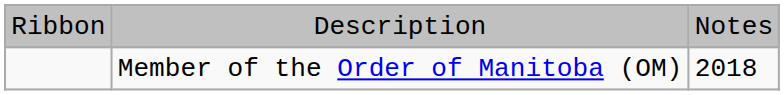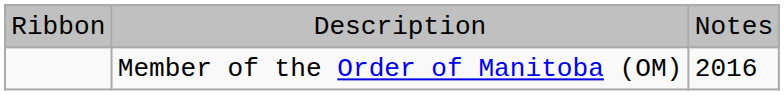(726, 69) 2018 -> (726, 69) 2016
